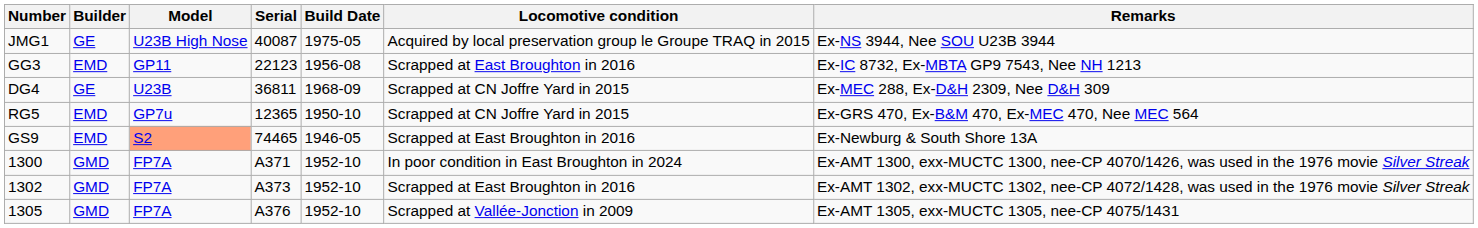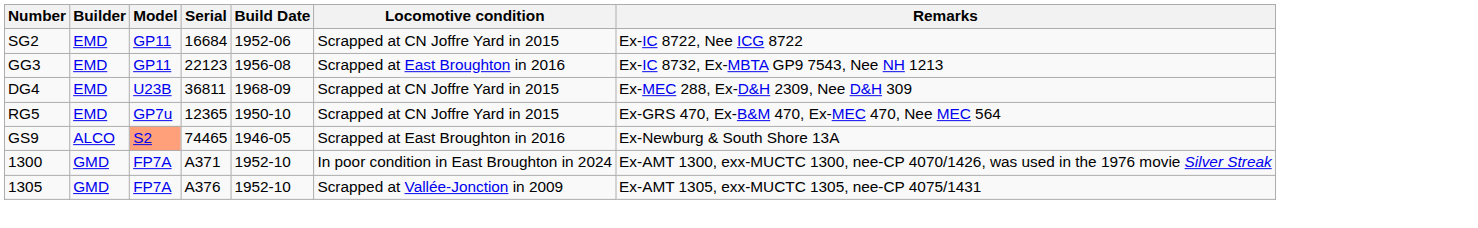- row: (29, 41)
+ row: (23, 41)
(84, 89) GE -> (90, 89) EMD
(90, 138) EMD -> (94, 138) ALCO
- row: (25, 187)
